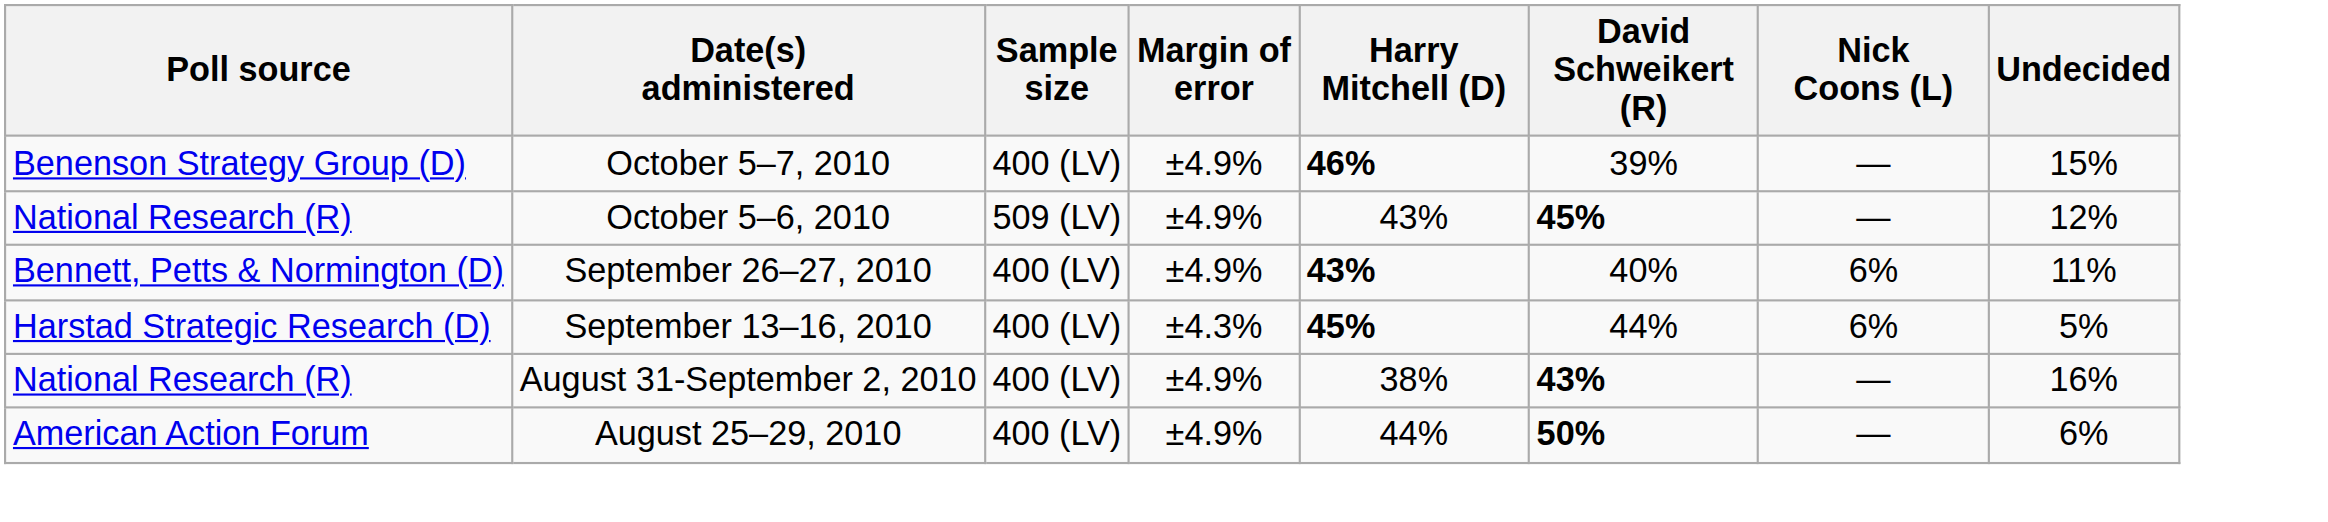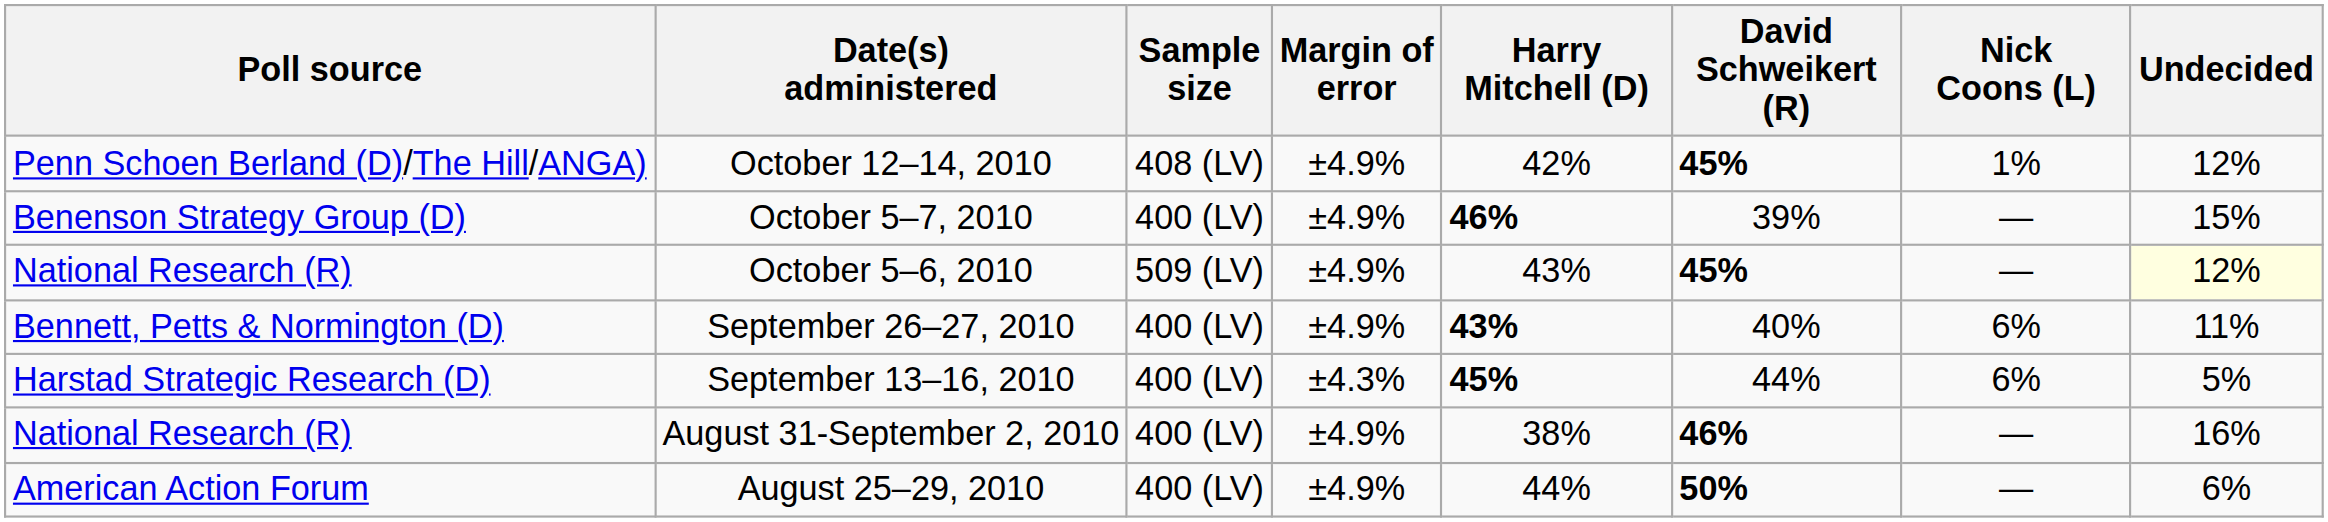+ row: (891, 162)
(2084, 217) no background -> (2226, 271) lightyellow background
(1571, 380) 43% -> (1714, 434) 46%
